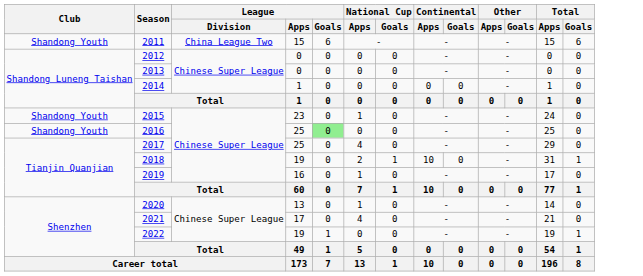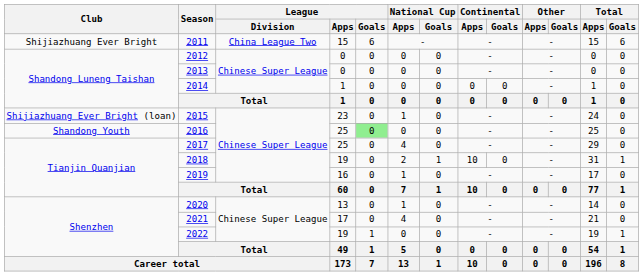(70, 41) Shandong Youth -> (91, 41) Shijiazhuang Ever Bright
(70, 116) Shandong Youth -> (91, 116) Shijiazhuang Ever Bright (loan)
